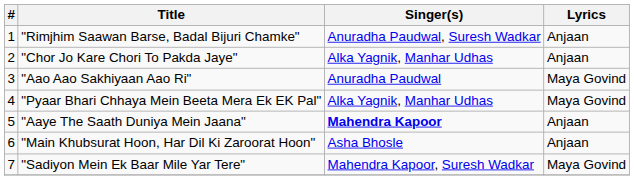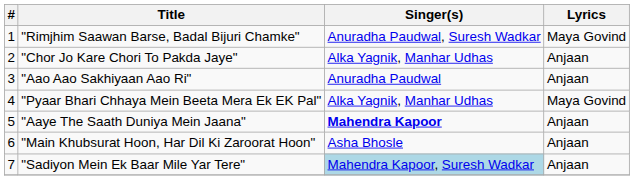(568, 36) Anjaan -> (586, 36) Maya Govind
(586, 79) Maya Govind -> (568, 79) Anjaan
(431, 164) no background -> (431, 164) lightblue background
(586, 164) Maya Govind -> (568, 164) Anjaan
